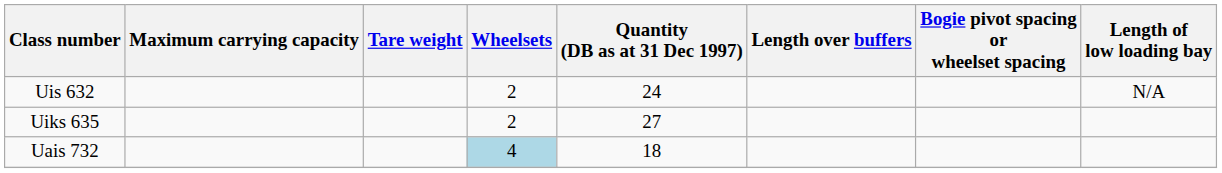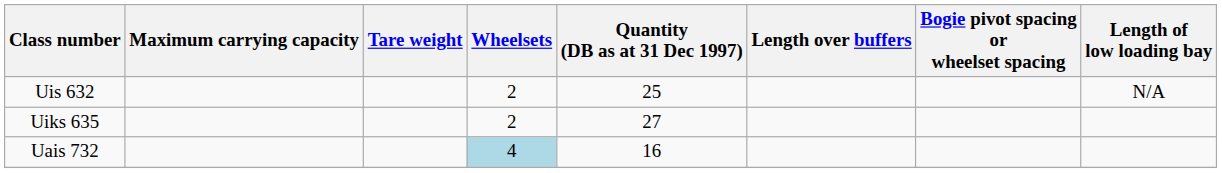(652, 91) 24 -> (652, 91) 25
(652, 151) 18 -> (652, 151) 16
